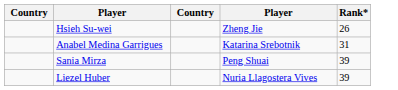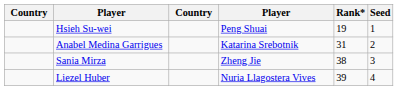+ column: (380, 12)
(242, 28) Zheng Jie -> (244, 28) Peng Shuai
(344, 28) 26 -> (341, 28) 19
(246, 61) Peng Shuai -> (241, 61) Zheng Jie
(344, 61) 39 -> (341, 61) 38
